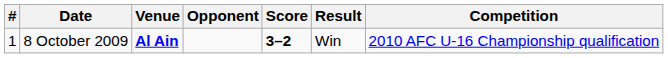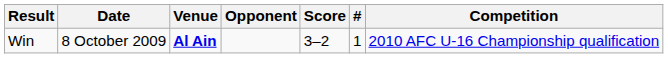columns swapped: (12, 16) <-> (338, 16)
(278, 40) bold -> (316, 40) normal
